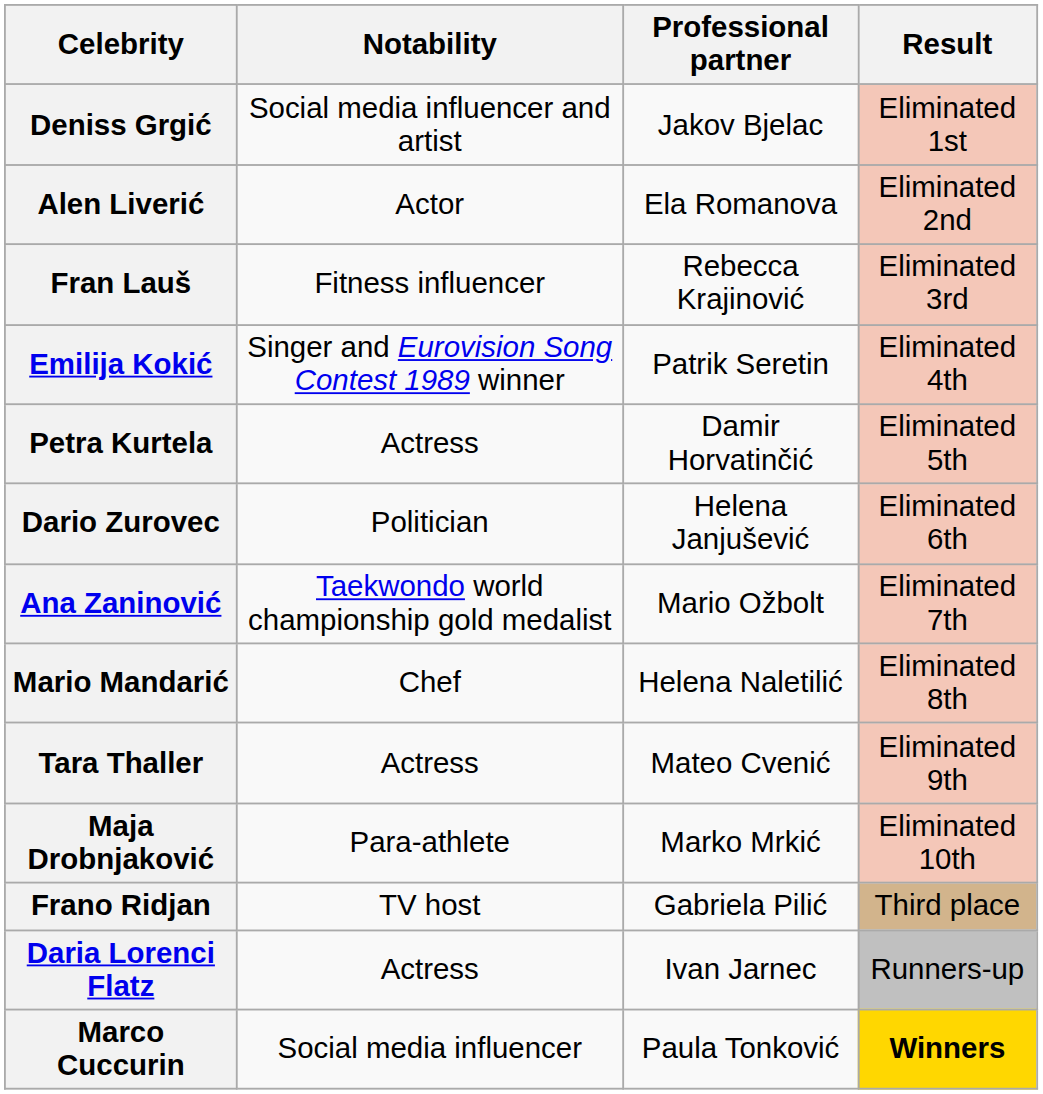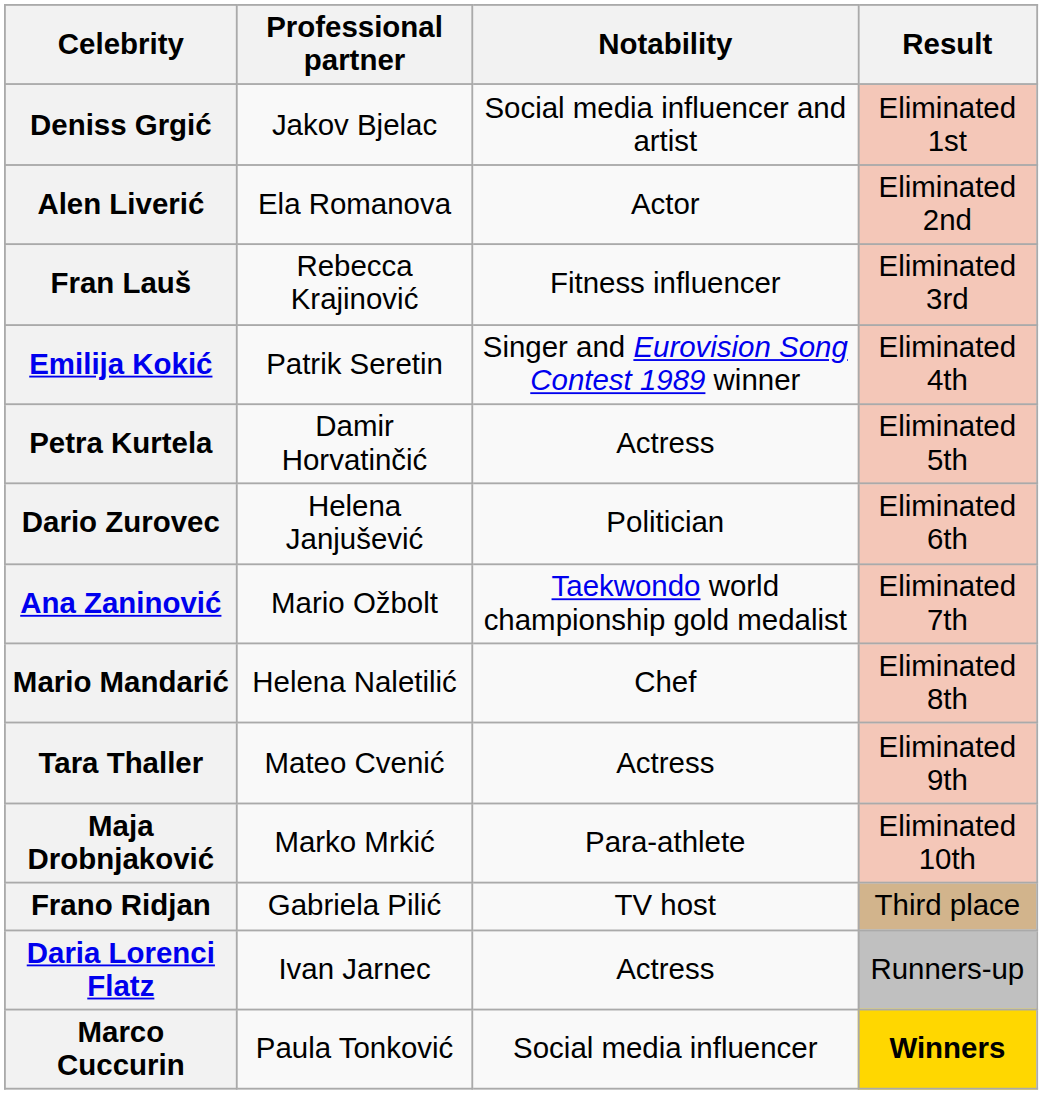columns swapped: (430, 44) <-> (740, 44)
